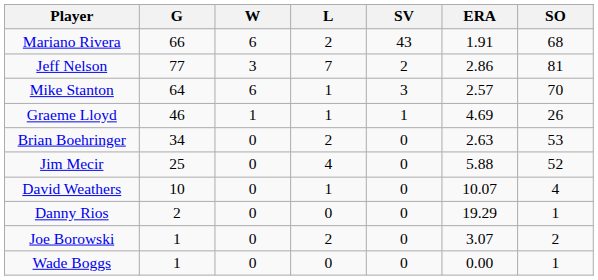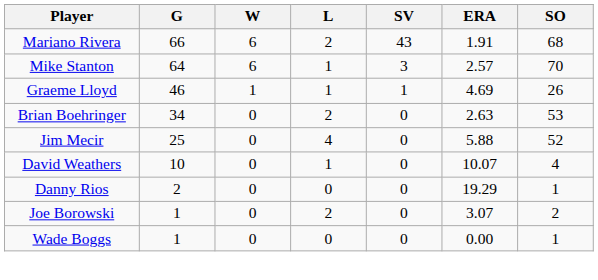- row: (72, 66)
